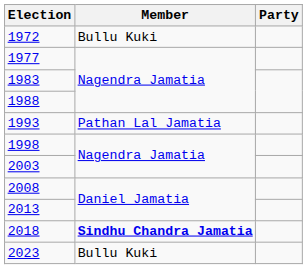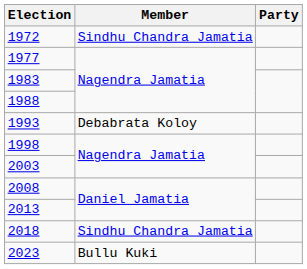(117, 37) Bullu Kuki -> (165, 37) Sindhu Chandra Jamatia
(149, 123) Pathan Lal Jamatia -> (137, 123) Debabrata Koloy
(165, 231) bold -> (165, 231) normal
